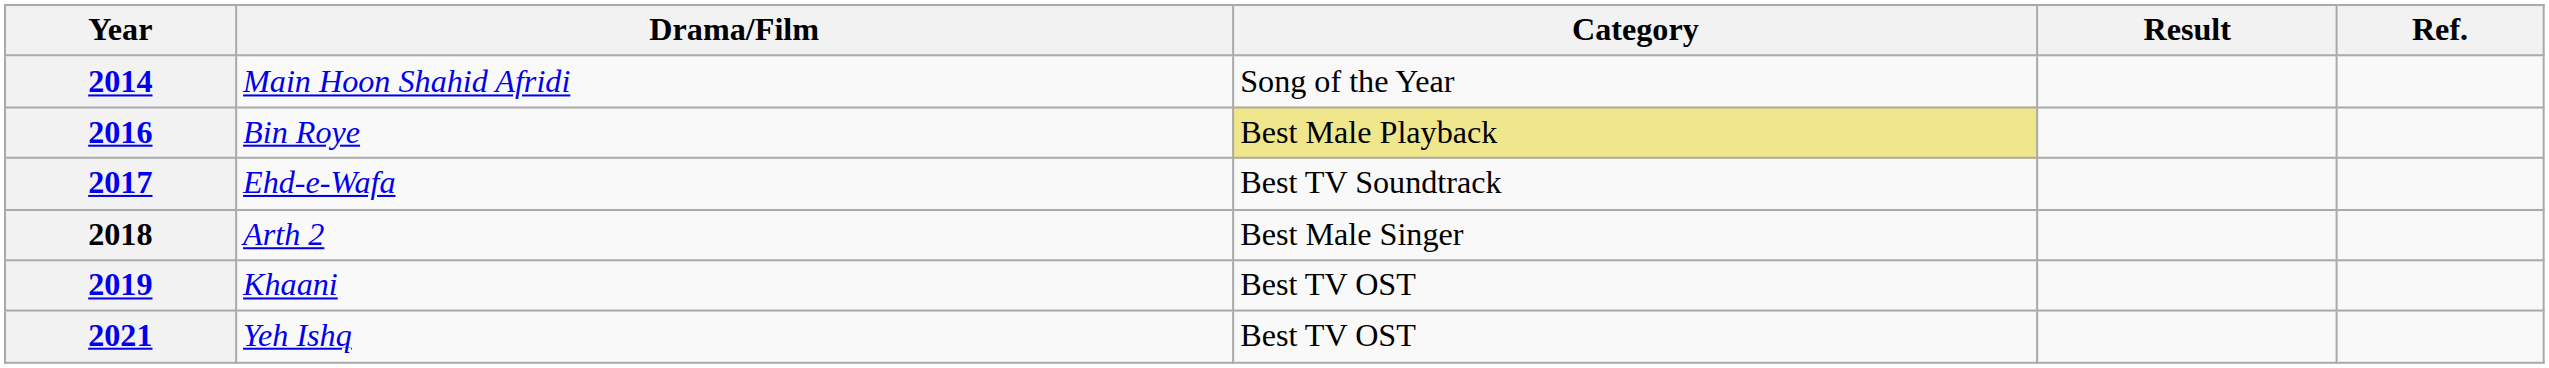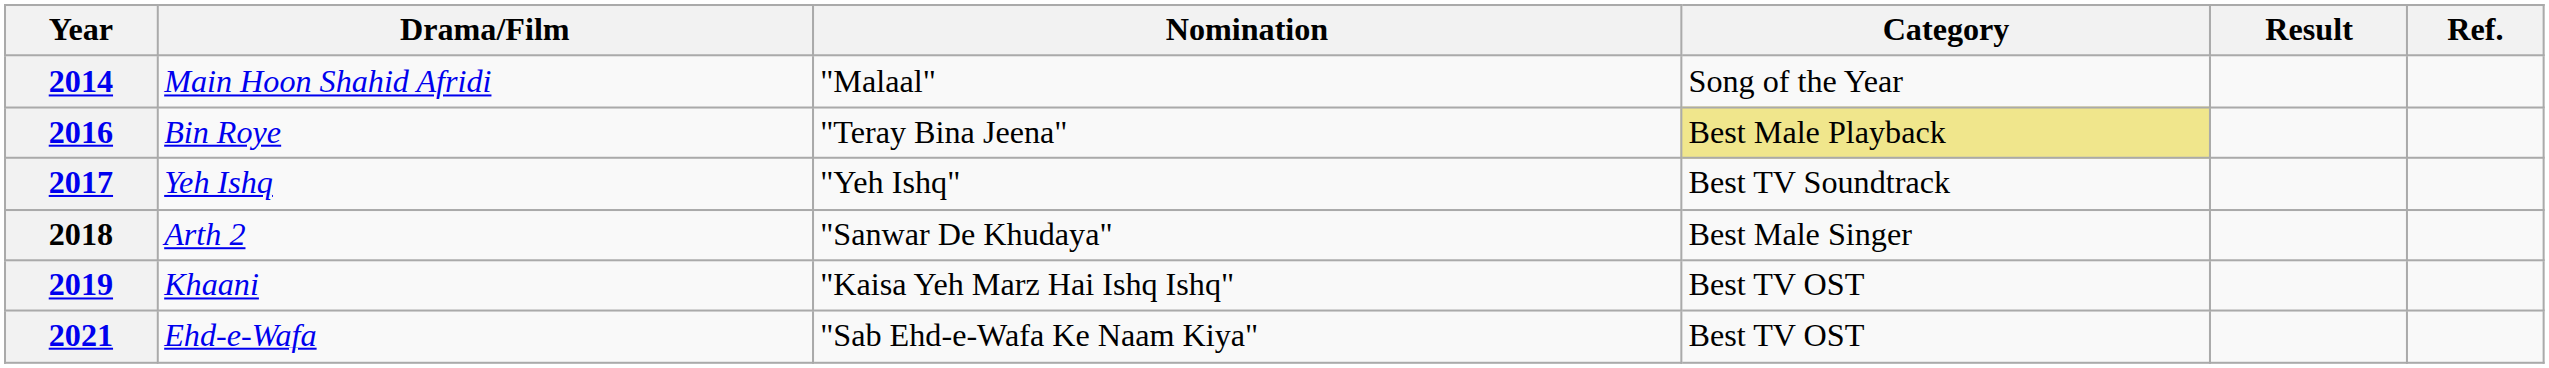+ column: (1247, 30)
(319, 183) Ehd-e-Wafa -> (219, 183) Yeh Ishq
(297, 336) Yeh Ishq -> (240, 336) Ehd-e-Wafa
